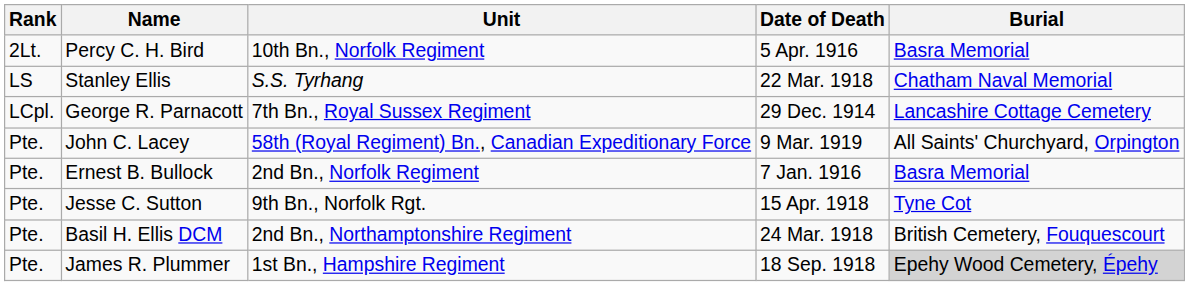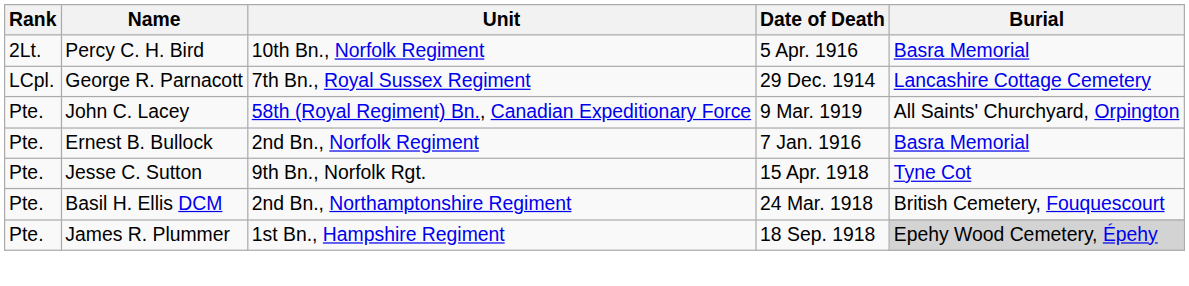- row: (118, 81)
